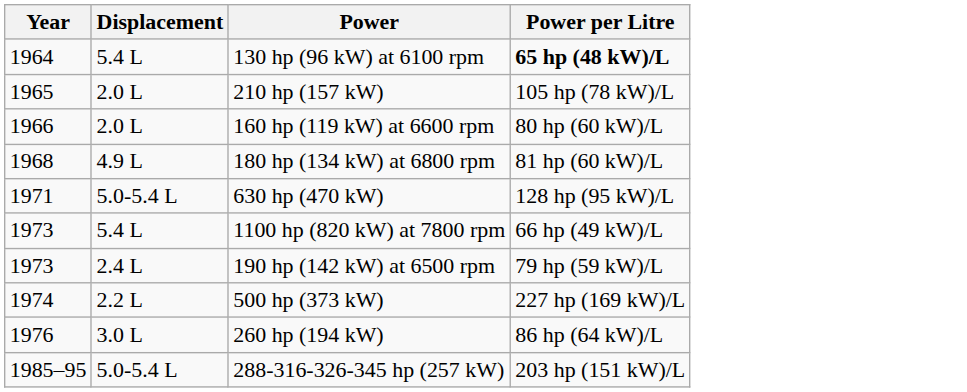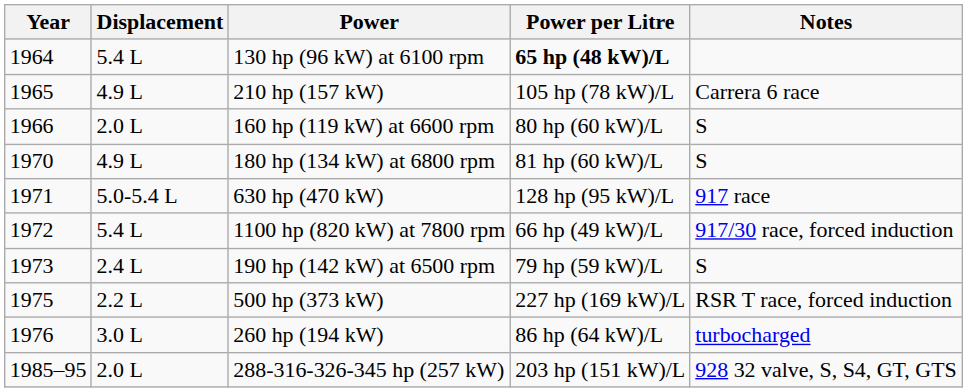+ column: (826, 21)
(120, 91) 2.0 L -> (120, 91) 4.9 L
(32, 160) 1968 -> (32, 160) 1970
(32, 230) 1973 -> (32, 230) 1972
(32, 299) 1974 -> (32, 299) 1975
(137, 369) 5.0-5.4 L -> (120, 369) 2.0 L
